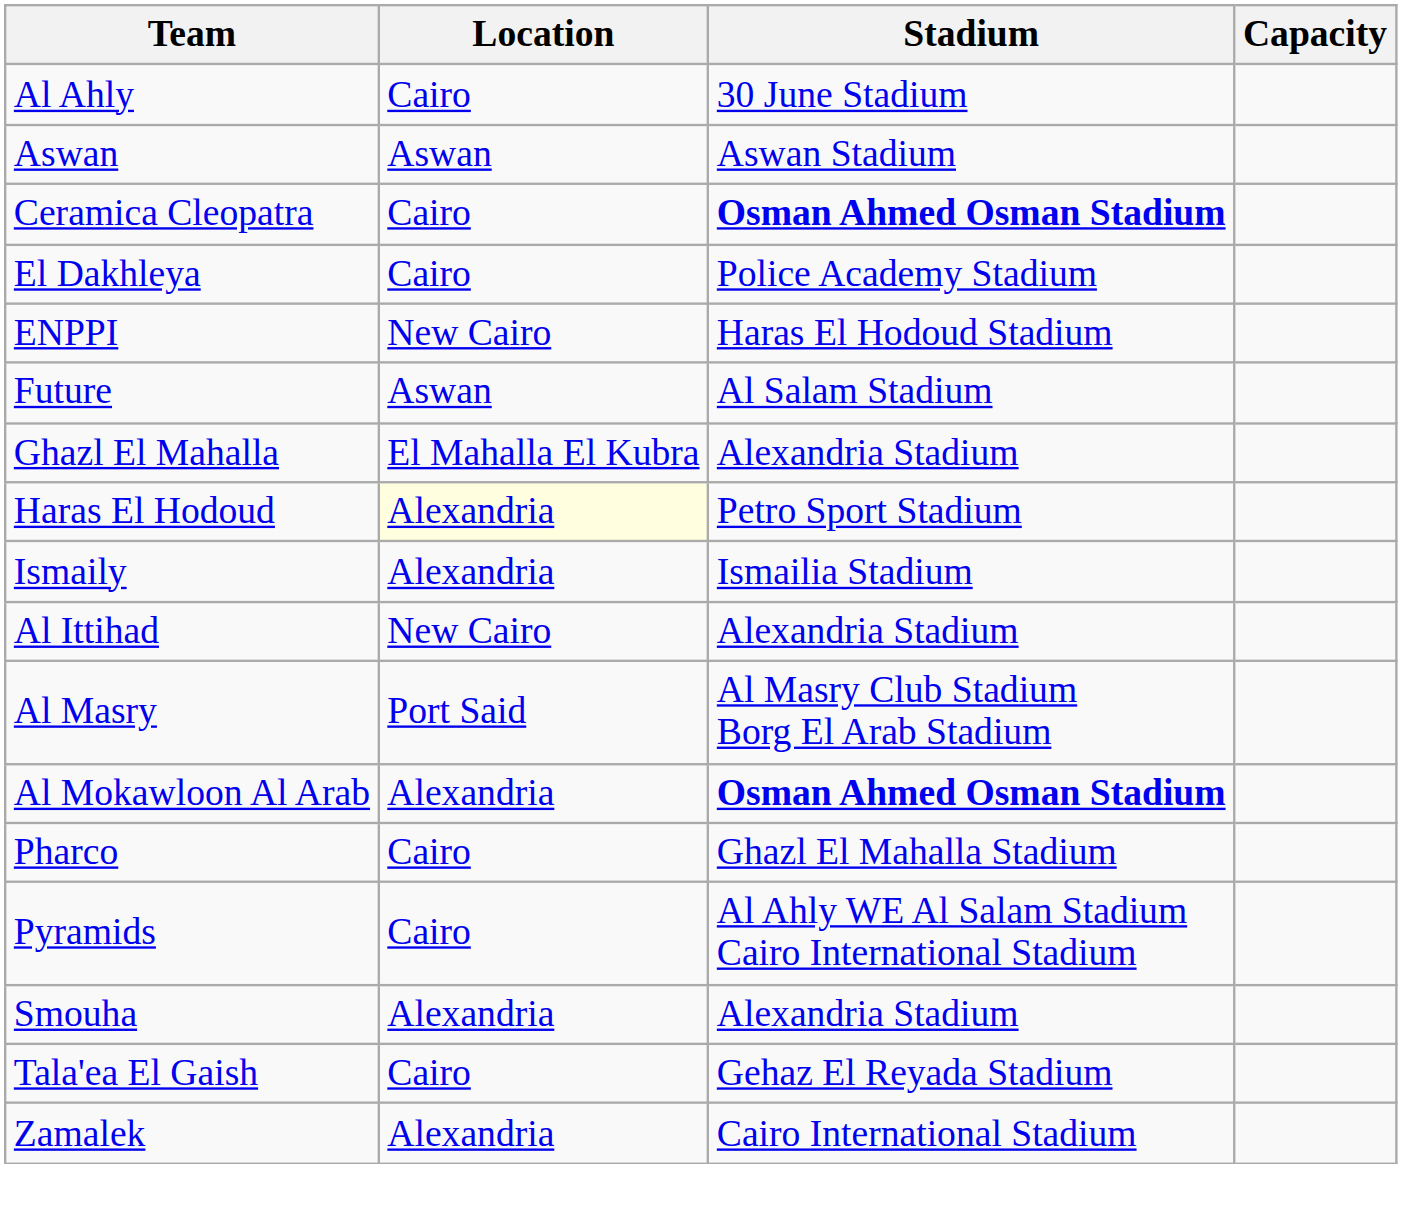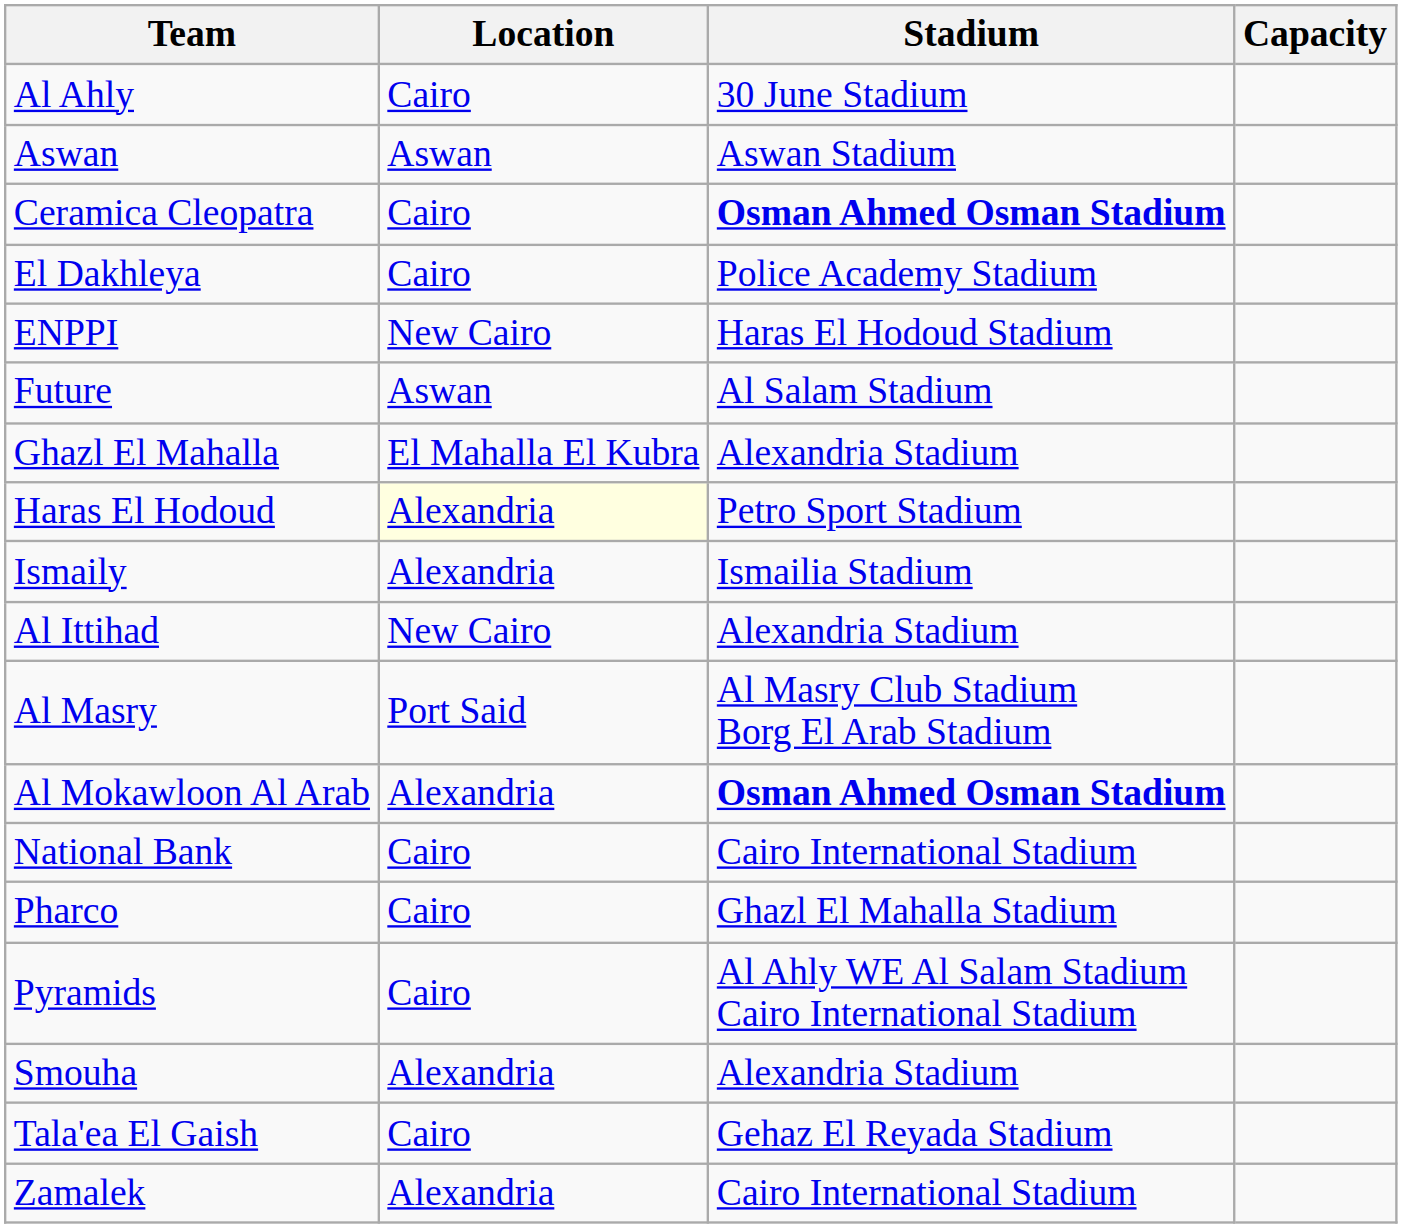+ row: (123, 851)
